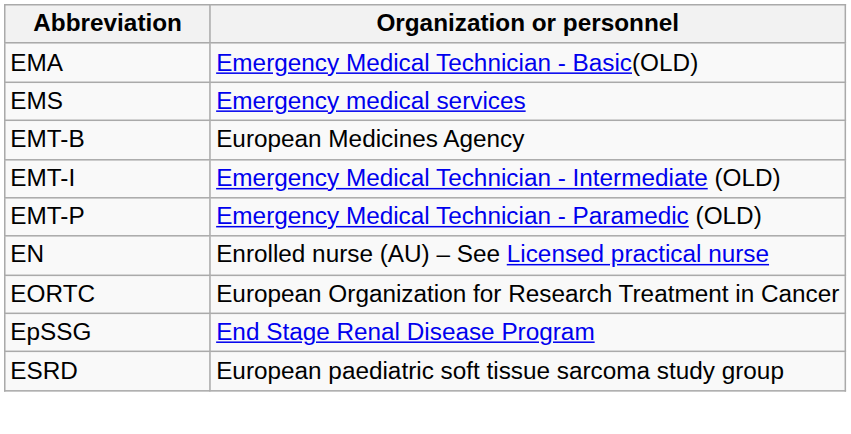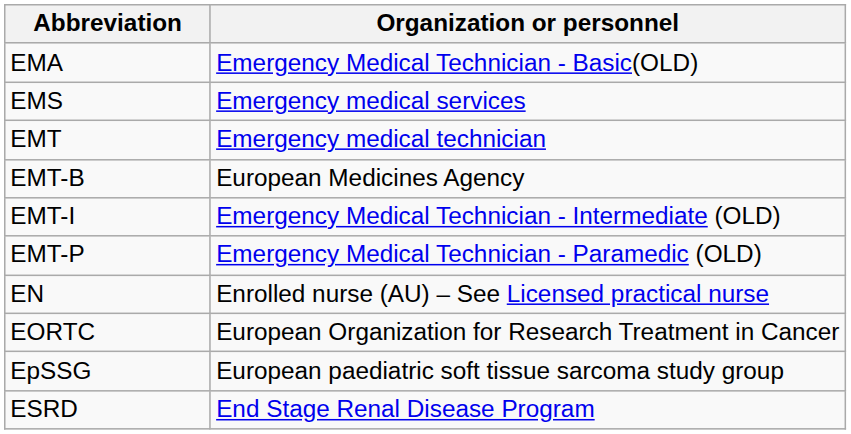+ row: (36, 139)
(405, 332) End Stage Renal Disease Program -> (500, 370) European paediatric soft tissue sarcoma study group
(500, 370) European paediatric soft tissue sarcoma study group -> (405, 409) End Stage Renal Disease Program
